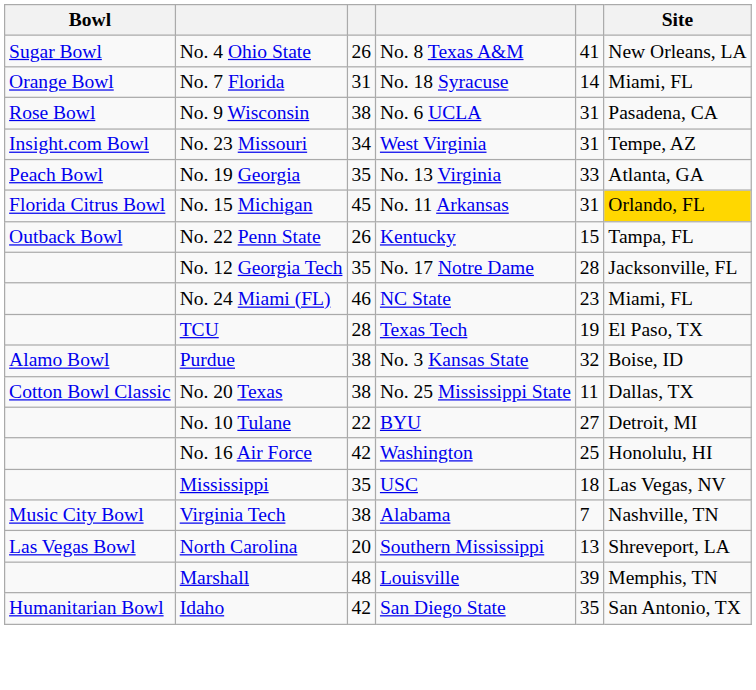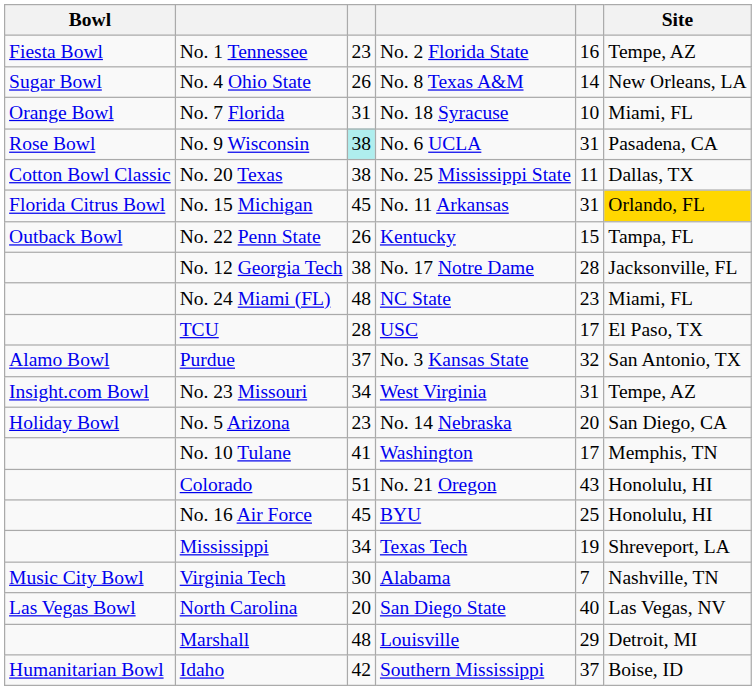+ row: (244, 50)
(590, 50) 41 -> (590, 81) 14
(590, 81) 14 -> (590, 112) 10
(361, 112) no background -> (361, 143) paleturquoise background
rows swapped: (231, 391) <-> (243, 143)
- row: (240, 174)
(361, 267) 35 -> (361, 267) 38
(361, 298) 46 -> (361, 298) 48
(424, 329) Texas Tech -> (399, 329) USC
(590, 329) 19 -> (590, 329) 17
(361, 360) 38 -> (361, 360) 37
(646, 360) Boise, ID -> (675, 360) San Antonio, TX
+ row: (235, 422)
(361, 422) 22 -> (361, 453) 41
(401, 422) BYU -> (426, 453) Washington
(590, 422) 27 -> (590, 453) 17
(653, 422) Detroit, MI -> (663, 453) Memphis, TN
+ row: (216, 484)
(361, 453) 42 -> (361, 515) 45
(426, 453) Washington -> (401, 515) BYU
(361, 484) 35 -> (361, 546) 34
(399, 484) USC -> (424, 546) Texas Tech
(590, 484) 18 -> (590, 546) 19
(667, 484) Las Vegas, NV -> (669, 546) Shreveport, LA
(361, 515) 38 -> (361, 577) 30
(462, 546) Southern Mississippi -> (443, 608) San Diego State
(590, 546) 13 -> (590, 608) 40
(669, 546) Shreveport, LA -> (667, 608) Las Vegas, NV
(590, 577) 39 -> (590, 639) 29
(663, 577) Memphis, TN -> (653, 639) Detroit, MI
(443, 608) San Diego State -> (462, 670) Southern Mississippi
(590, 608) 35 -> (590, 670) 37
(675, 608) San Antonio, TX -> (646, 670) Boise, ID
